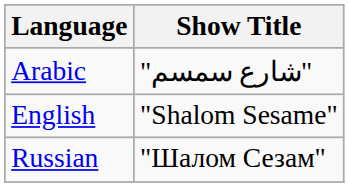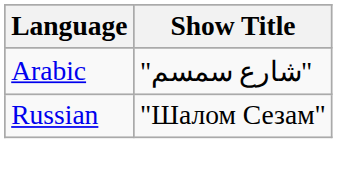- row: (53, 115)
